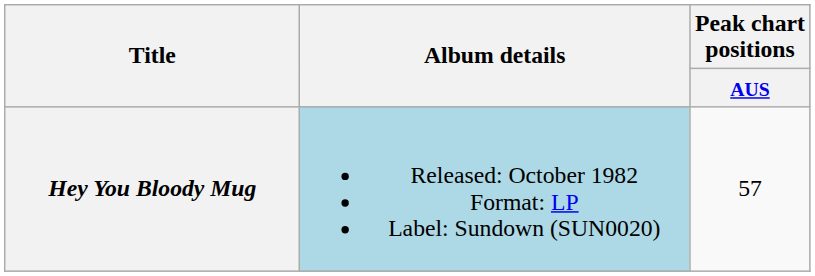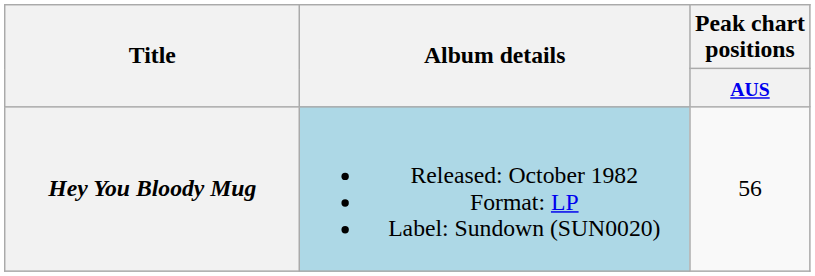(750, 188) 57 -> (750, 188) 56
